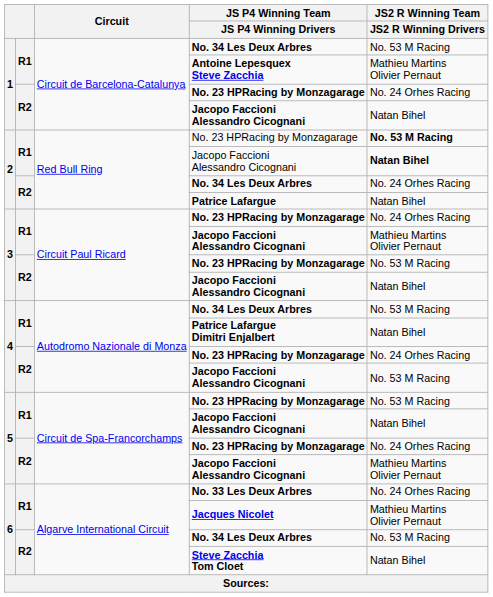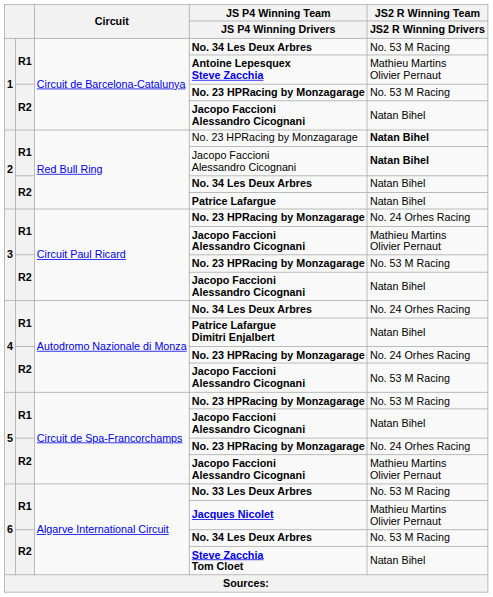(420, 92) No. 24 Orhes Racing -> (410, 92) No. 53 M Racing
(411, 138) No. 53 M Racing -> (399, 138) Natan Bihel
(420, 183) No. 24 Orhes Racing -> (398, 183) Natan Bihel
(410, 309) No. 53 M Racing -> (420, 309) No. 24 Orhes Racing
(420, 492) No. 24 Orhes Racing -> (410, 492) No. 53 M Racing
